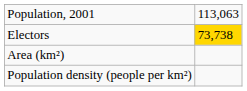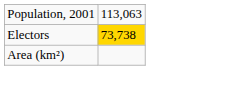- row: (100, 75)
